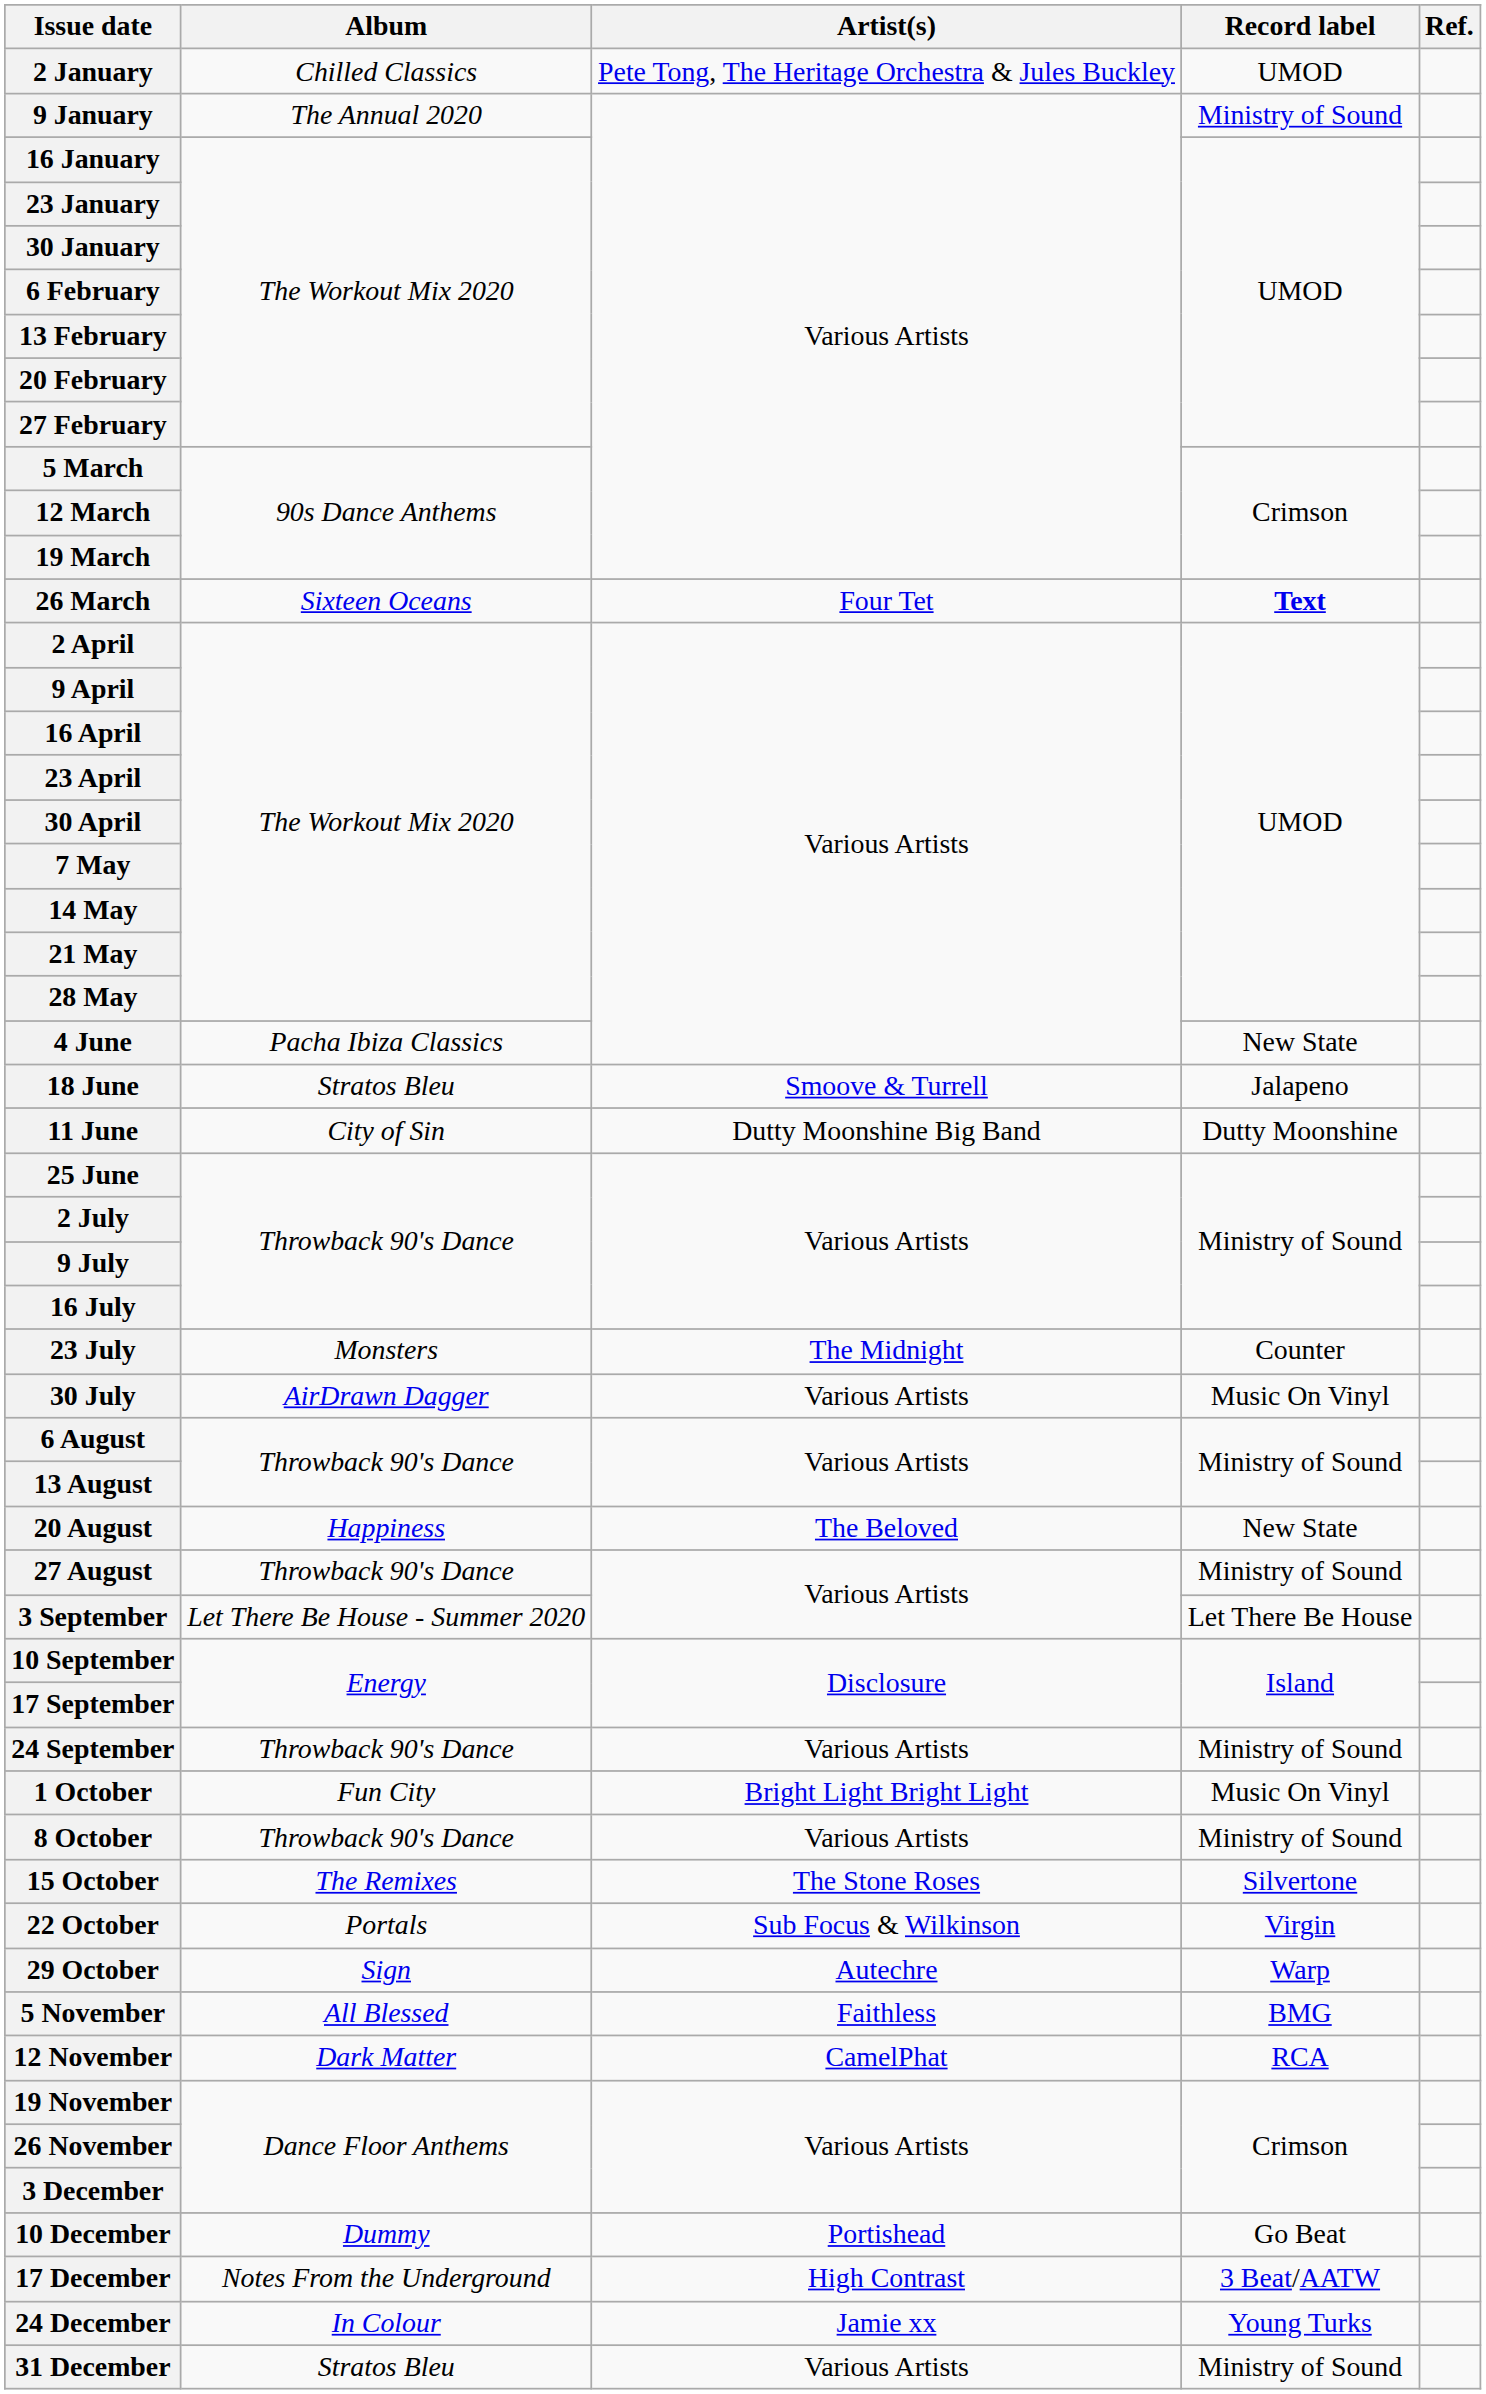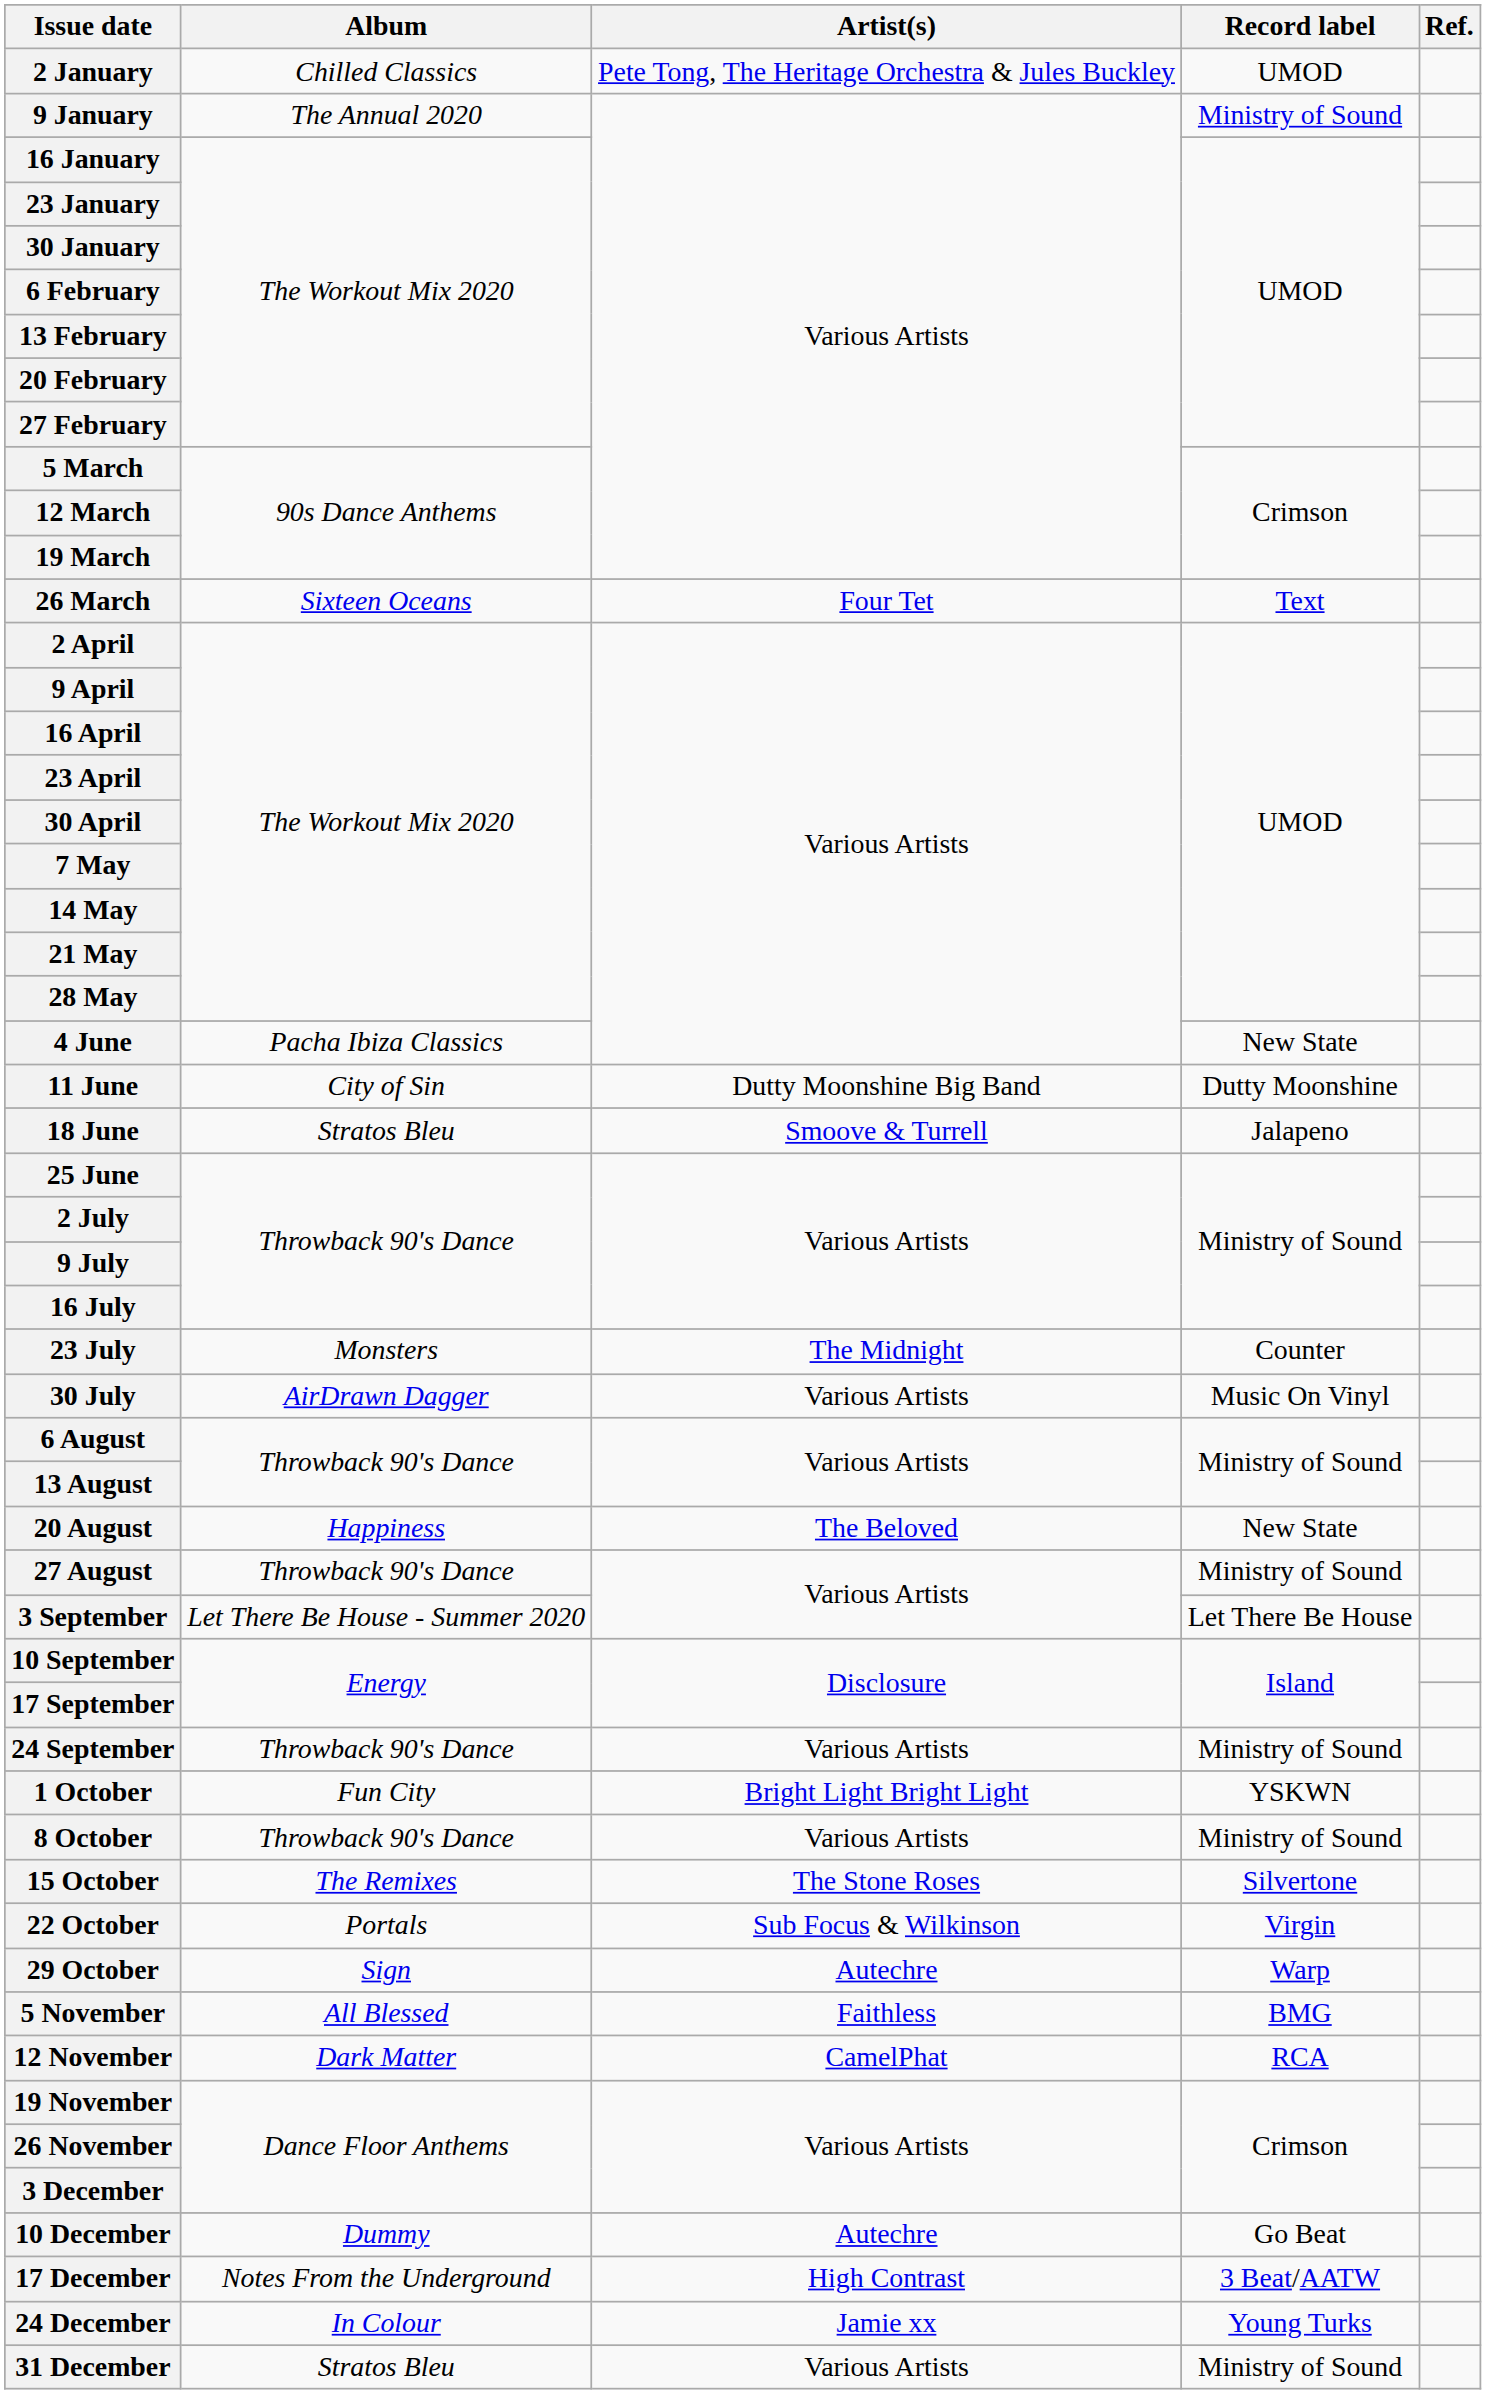(1300, 600) bold -> (1300, 600) normal
rows swapped: (93, 1130) <-> (93, 1086)
(1300, 1792) Music On Vinyl -> (1300, 1792) YSKWN
(886, 2234) Portishead -> (886, 2234) Autechre
